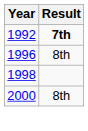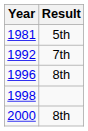+ row: (22, 34)
(61, 34) bold -> (61, 55) normal
